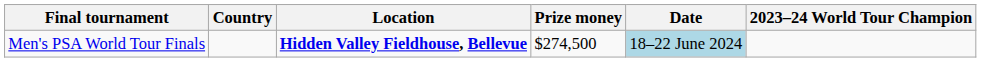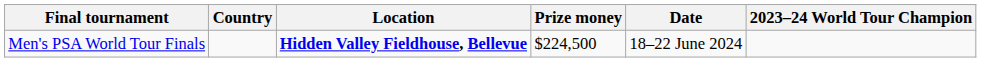(566, 43) $274,500 -> (566, 43) $224,500
(686, 43) lightblue background -> (686, 43) no background
